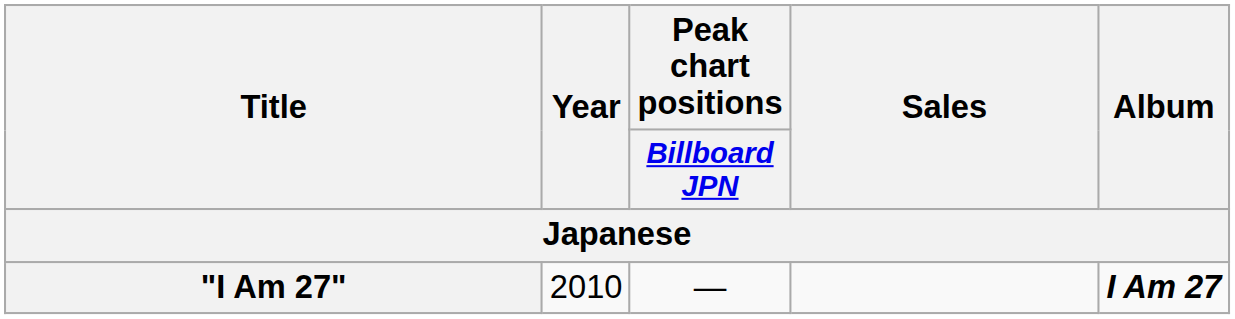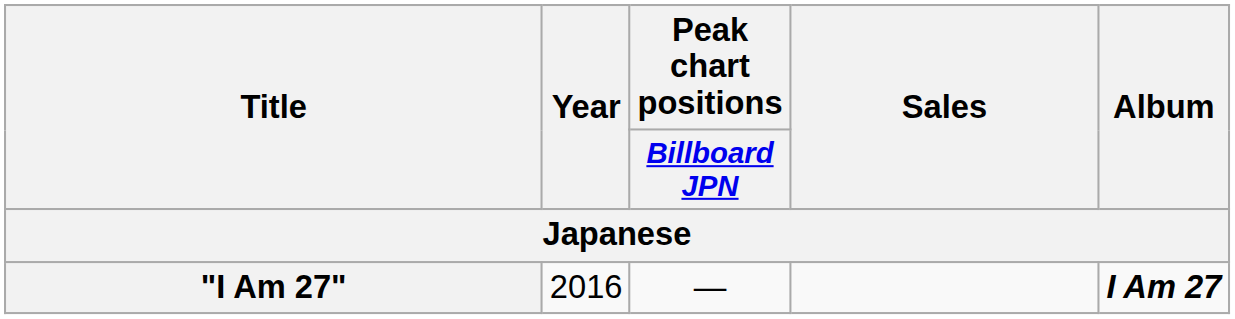(586, 286) 2010 -> (586, 286) 2016
